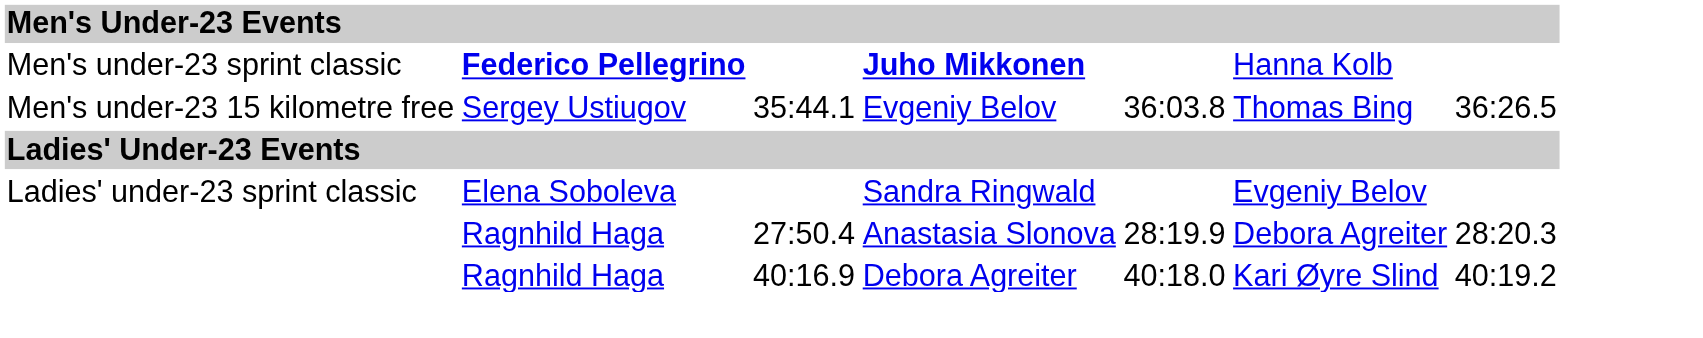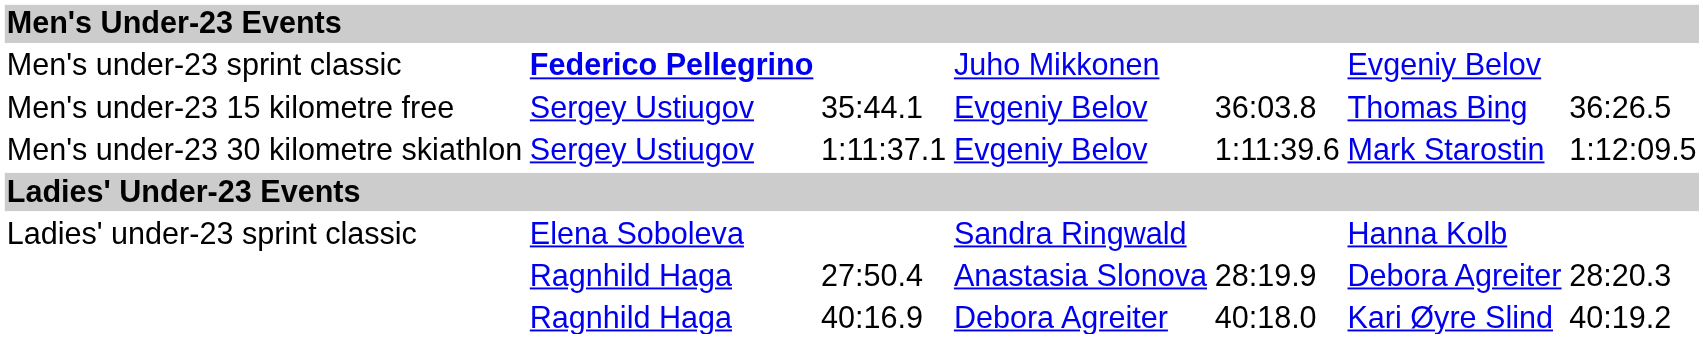(974, 65) bold -> (1057, 65) normal
(1313, 65) Hanna Kolb -> (1444, 65) Evgeniy Belov
+ row: (264, 149)
(1330, 191) Evgeniy Belov -> (1427, 233) Hanna Kolb
